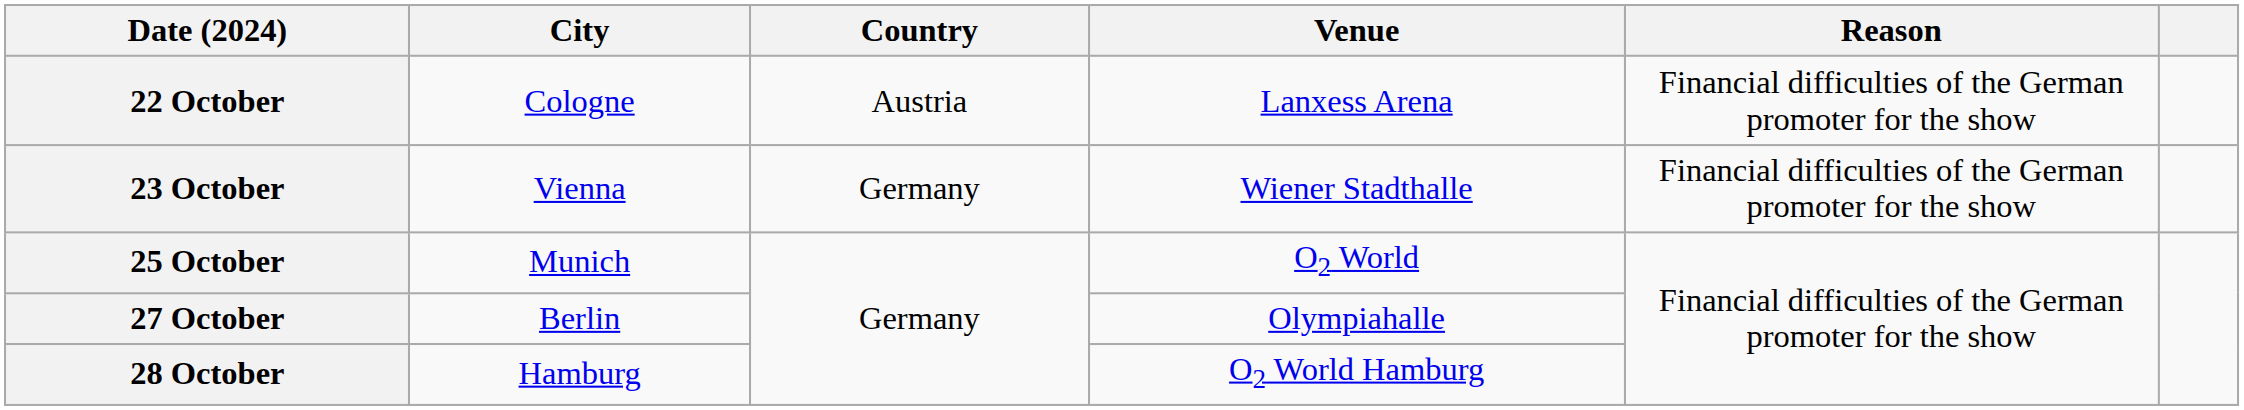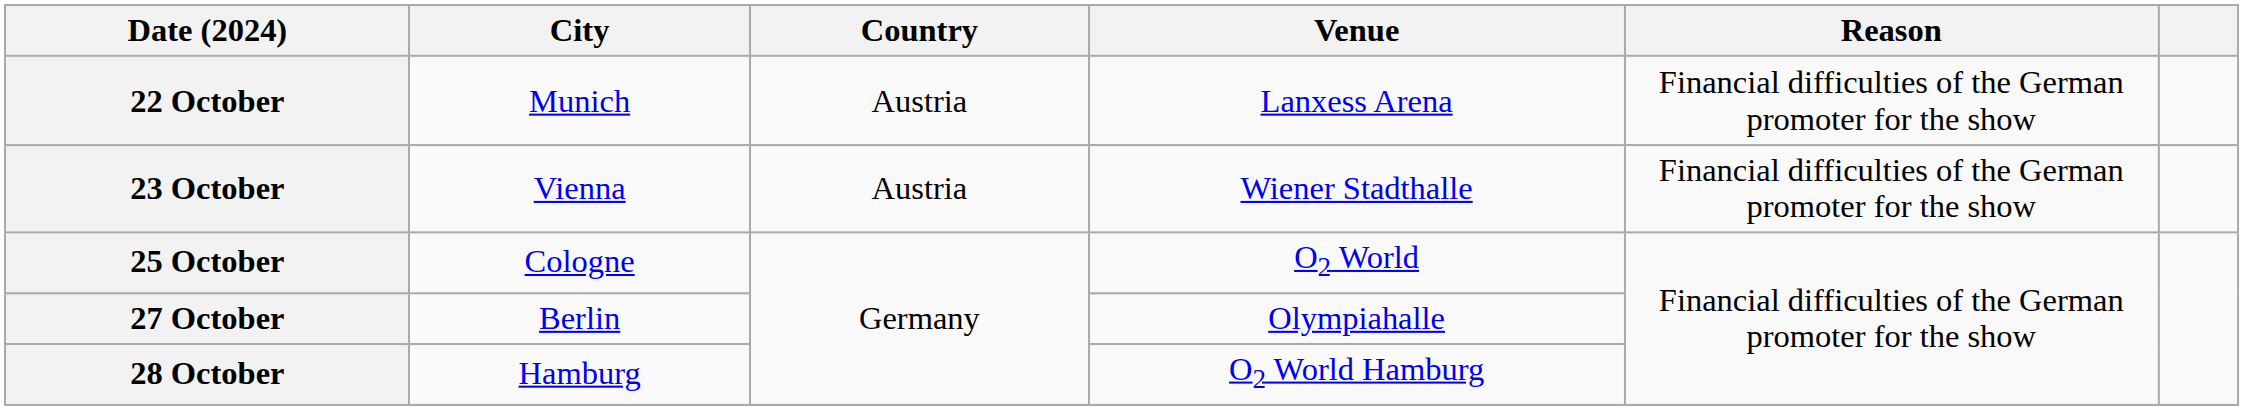(580, 100) Cologne -> (580, 100) Munich
(919, 188) Germany -> (919, 188) Austria
(580, 262) Munich -> (580, 262) Cologne
